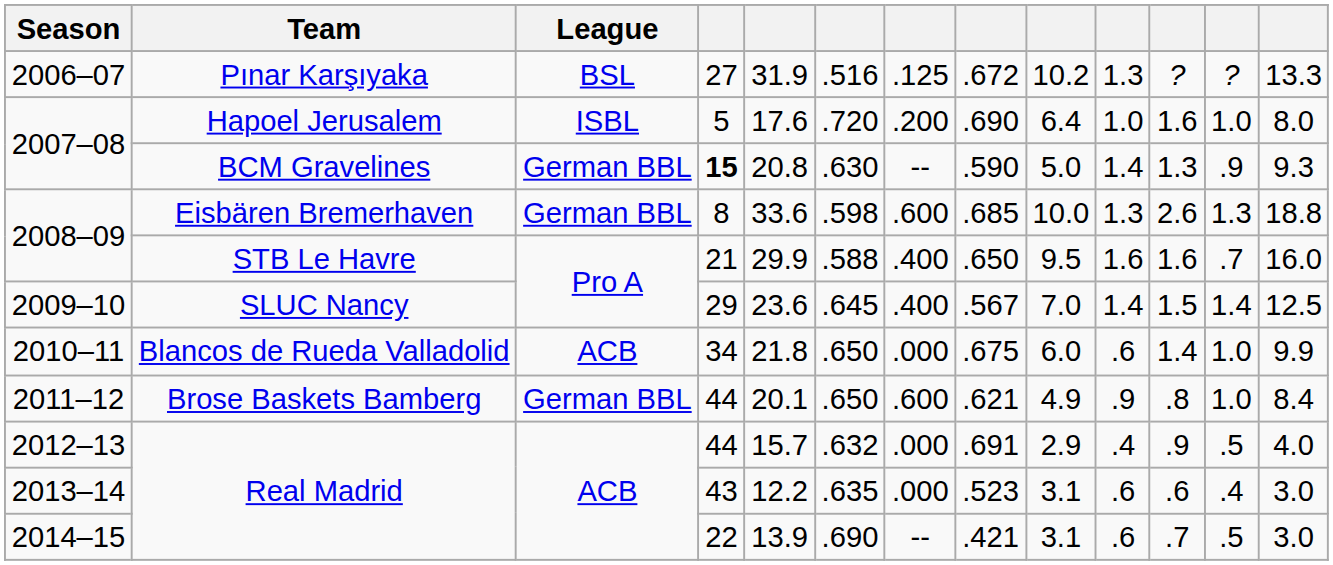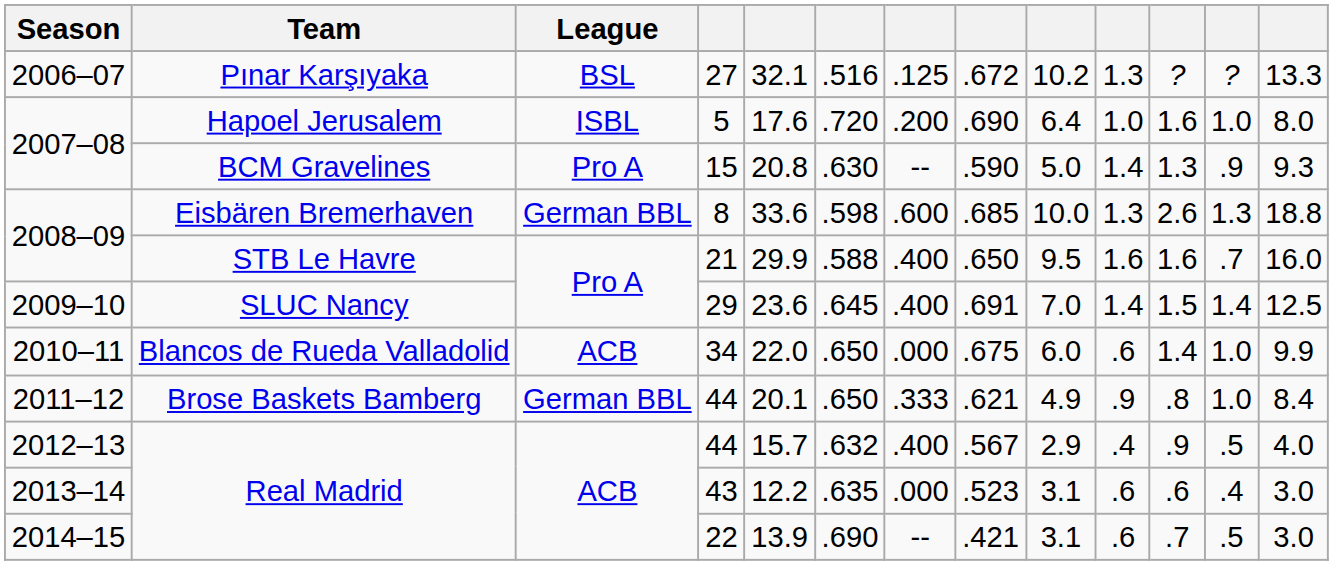(780, 74) 31.9 -> (780, 74) 32.1
(607, 167) German BBL -> (607, 167) Pro A
(721, 167) bold -> (721, 167) normal
(991, 305) .567 -> (991, 305) .691
(780, 352) 21.8 -> (780, 352) 22.0
(920, 398) .600 -> (920, 398) .333
(920, 444) .000 -> (920, 444) .400
(991, 444) .691 -> (991, 444) .567
